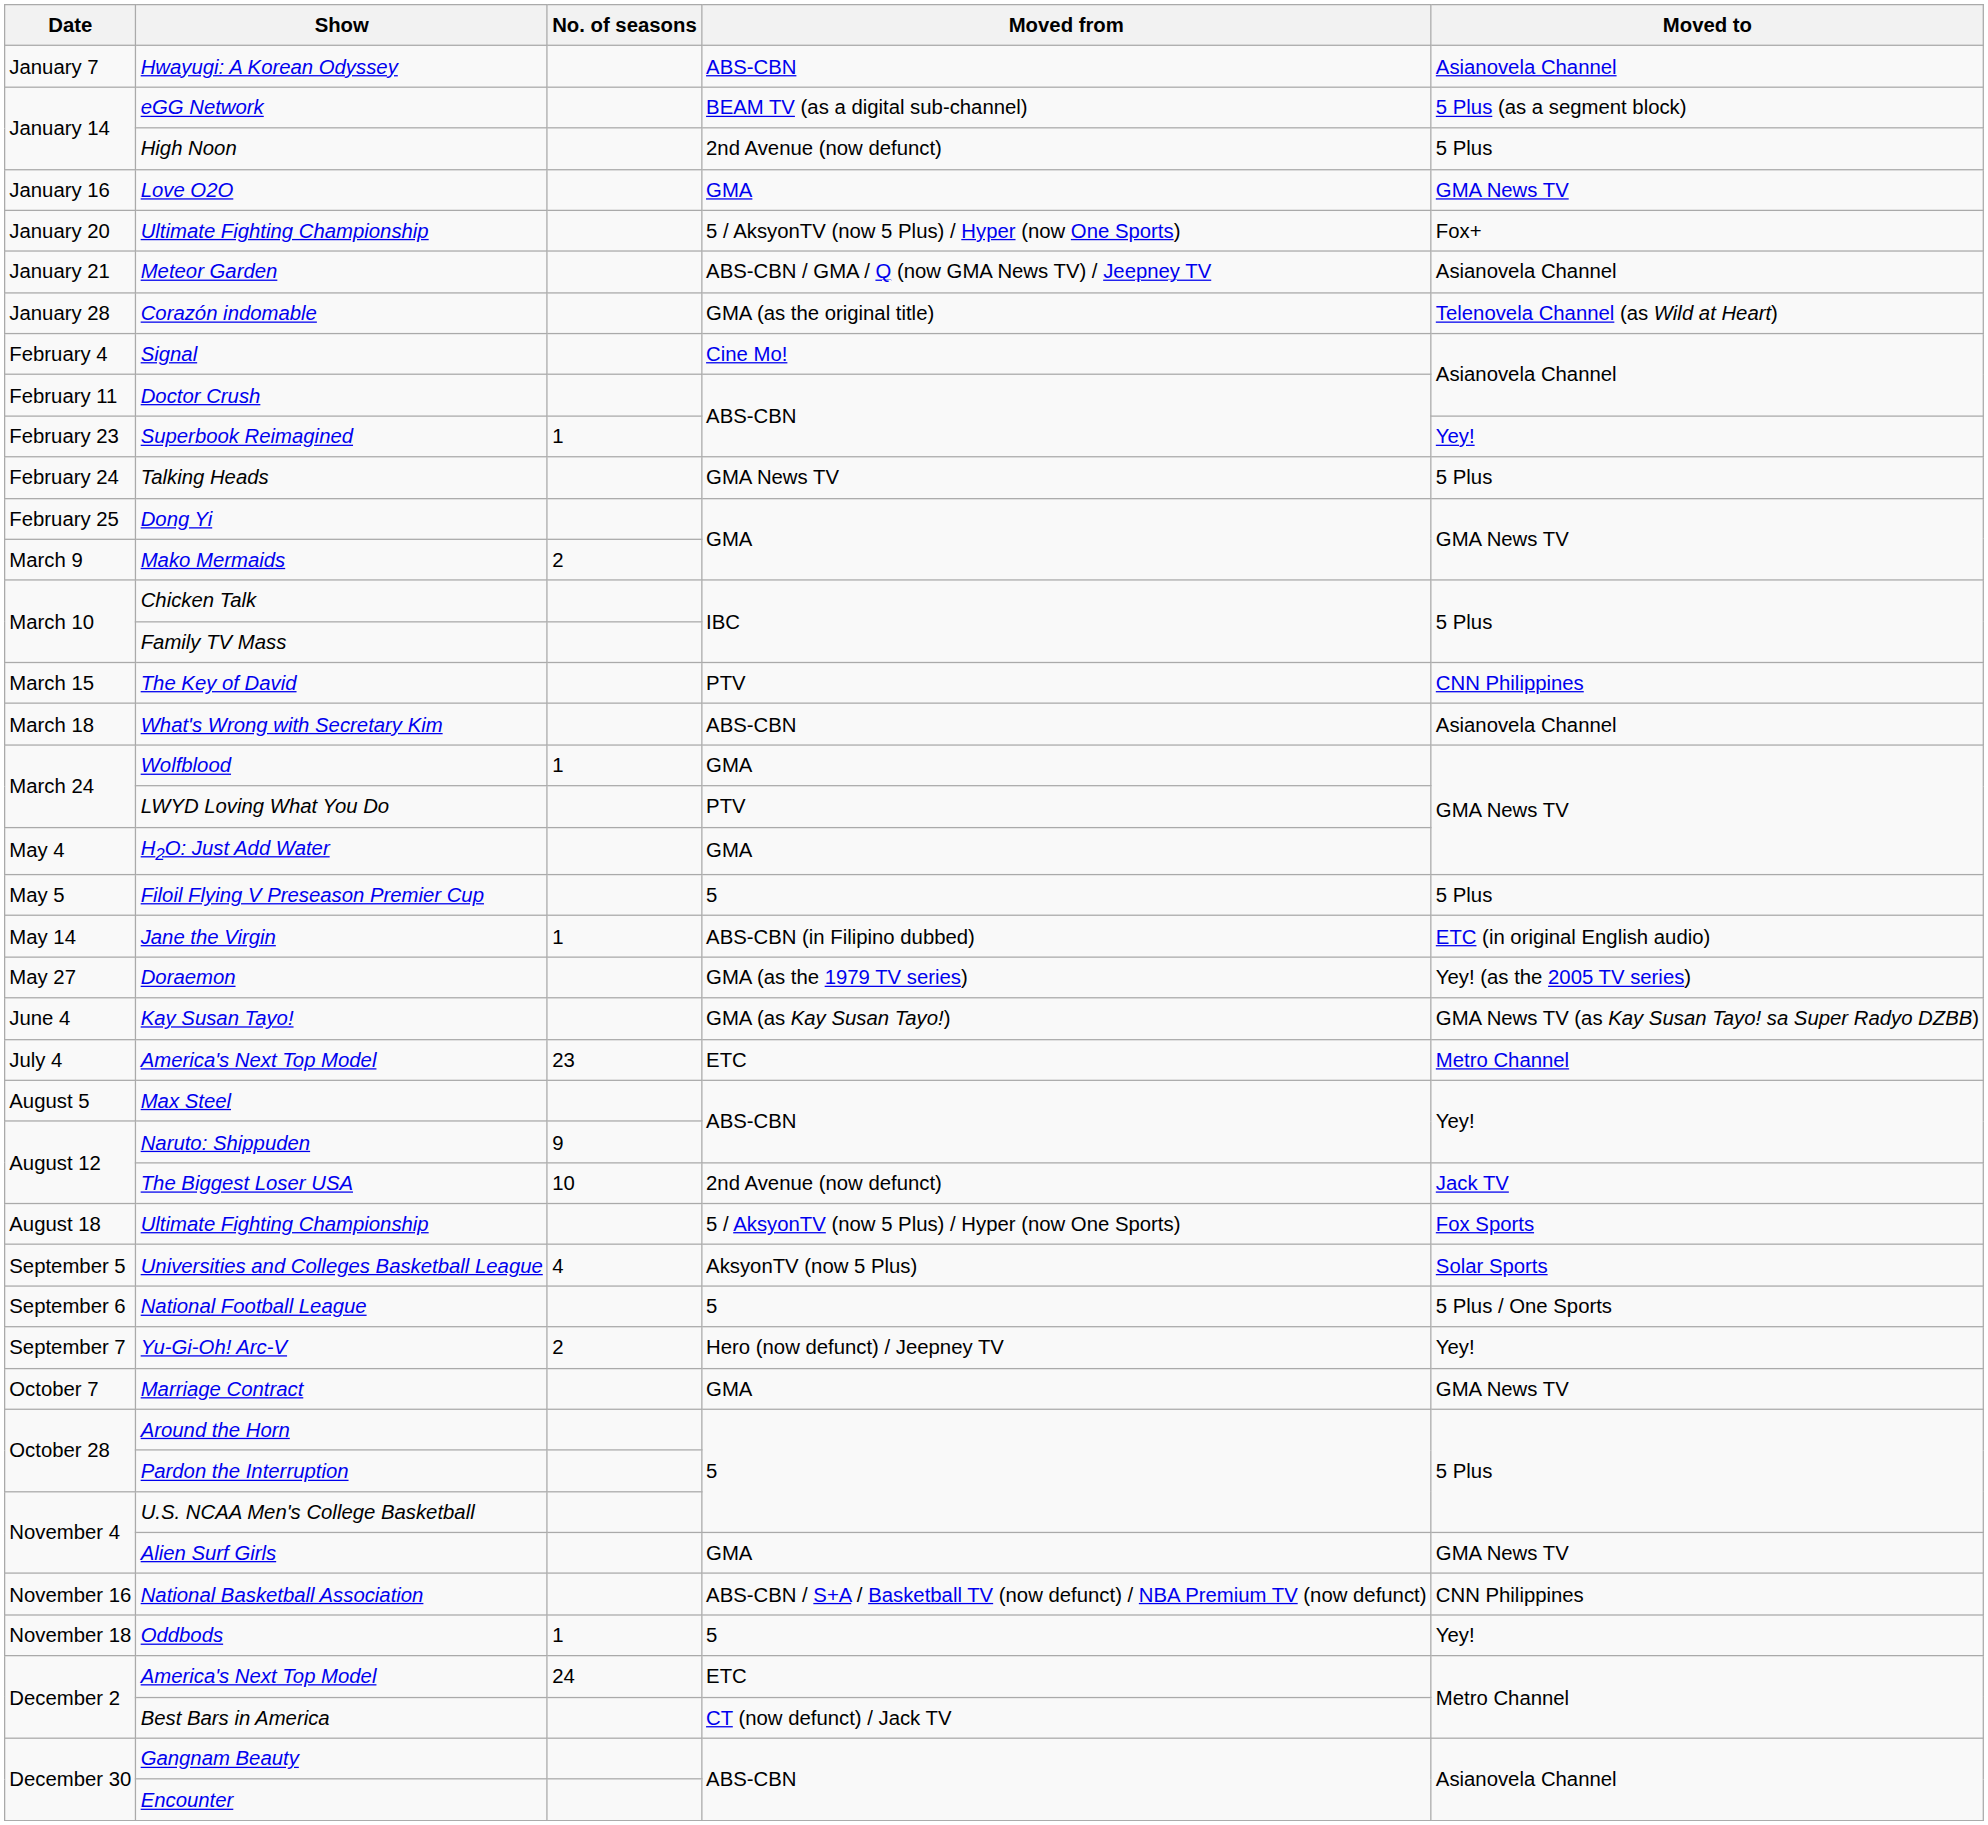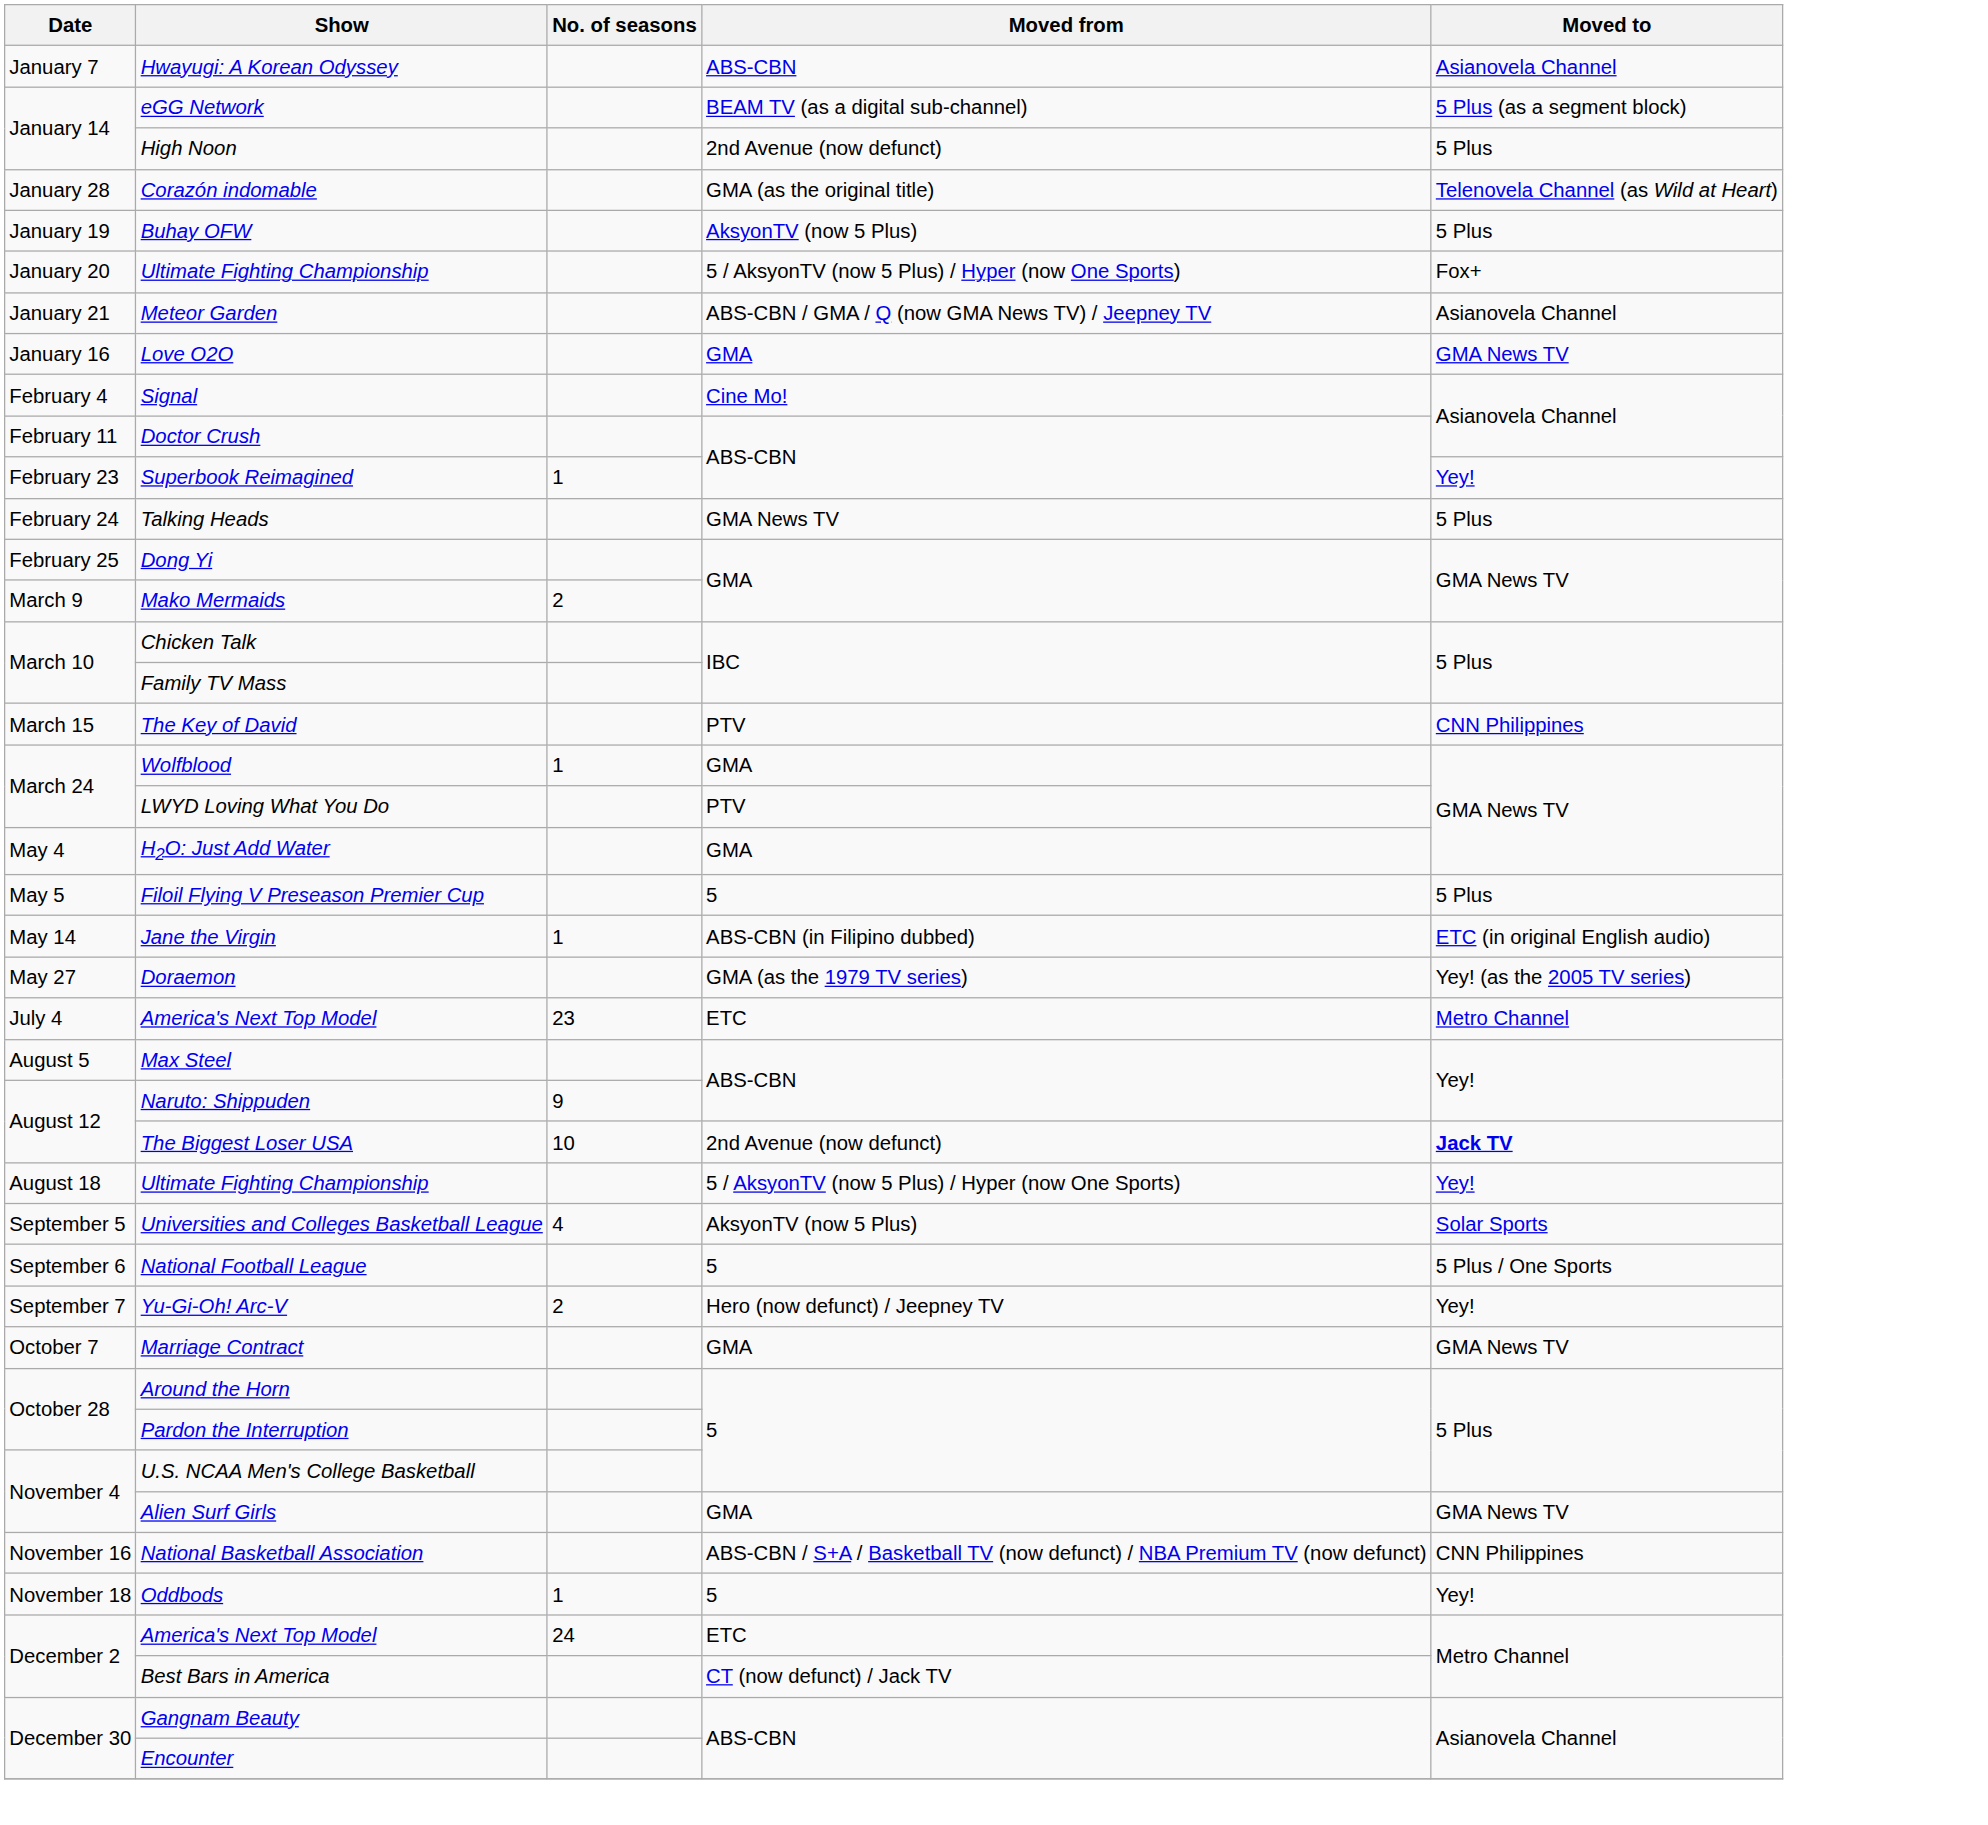rows swapped: (60, 190) <-> (60, 313)
+ row: (60, 231)
- row: (52, 724)
- row: (40, 1019)
(1472, 1183) normal -> (1474, 1142) bold
(1485, 1224) Fox Sports -> (1455, 1183) Yey!
